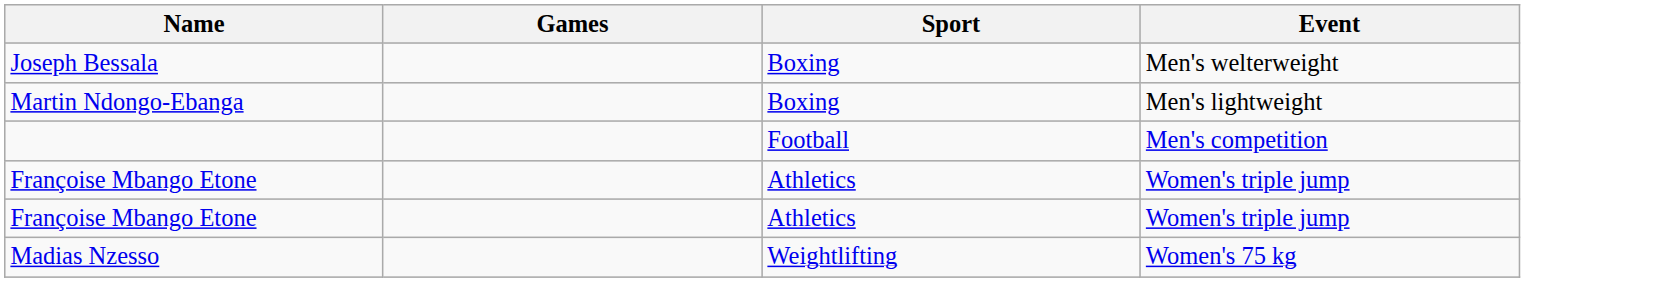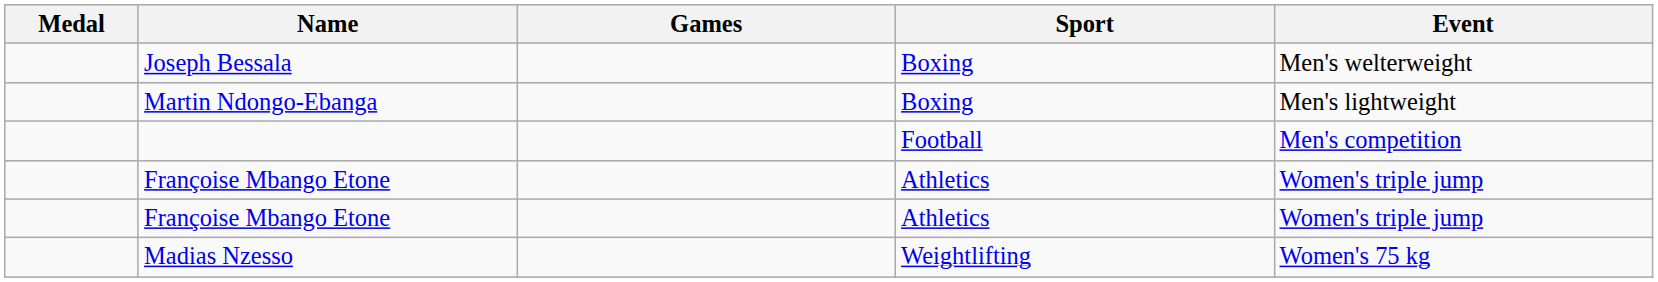+ column: (72, 23)
